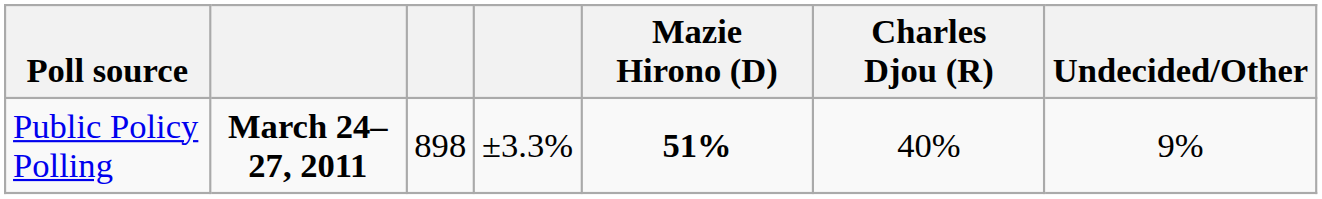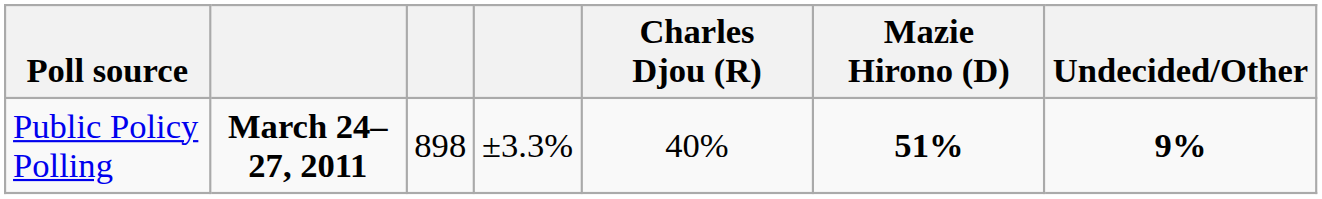columns swapped: (697, 51) <-> (929, 51)
(1181, 145) normal -> (1181, 145) bold
